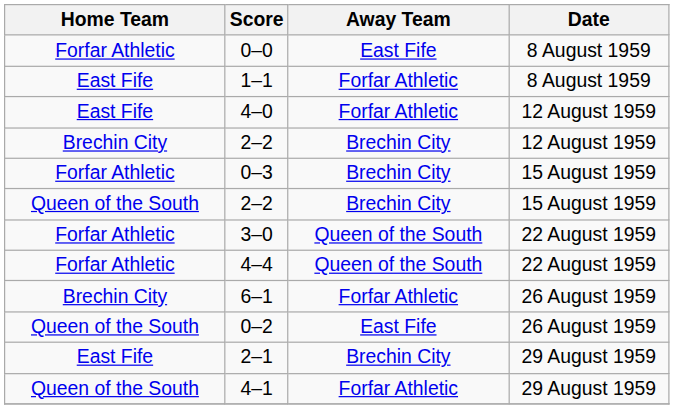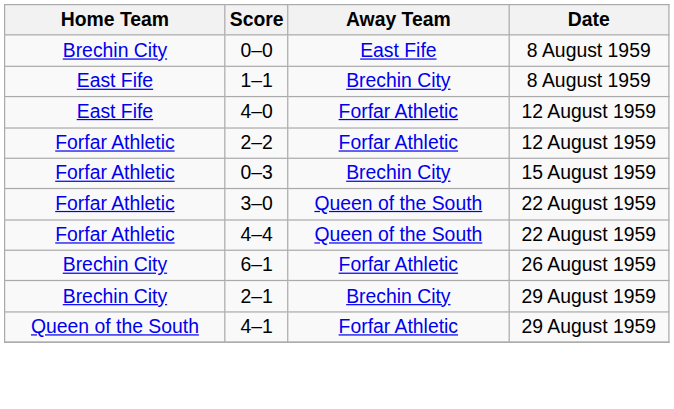(115, 50) Forfar Athletic -> (115, 50) Brechin City
(398, 81) Forfar Athletic -> (398, 81) Brechin City
(115, 142) Brechin City -> (115, 142) Forfar Athletic
(398, 142) Brechin City -> (398, 142) Forfar Athletic
- row: (257, 204)
- row: (257, 326)
(115, 357) East Fife -> (115, 296) Brechin City
